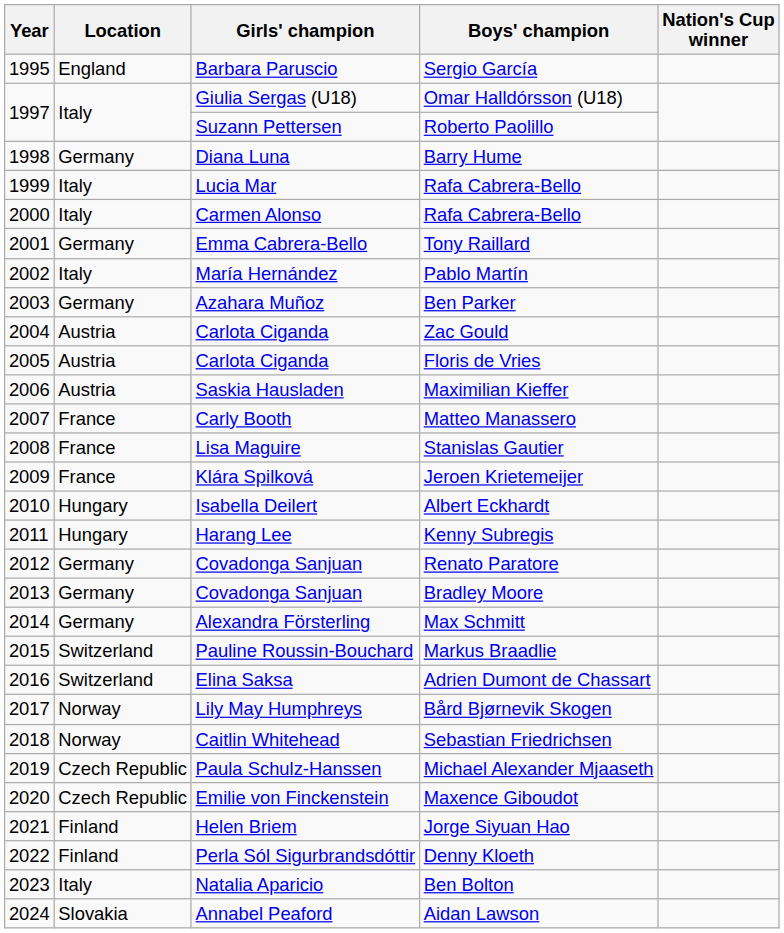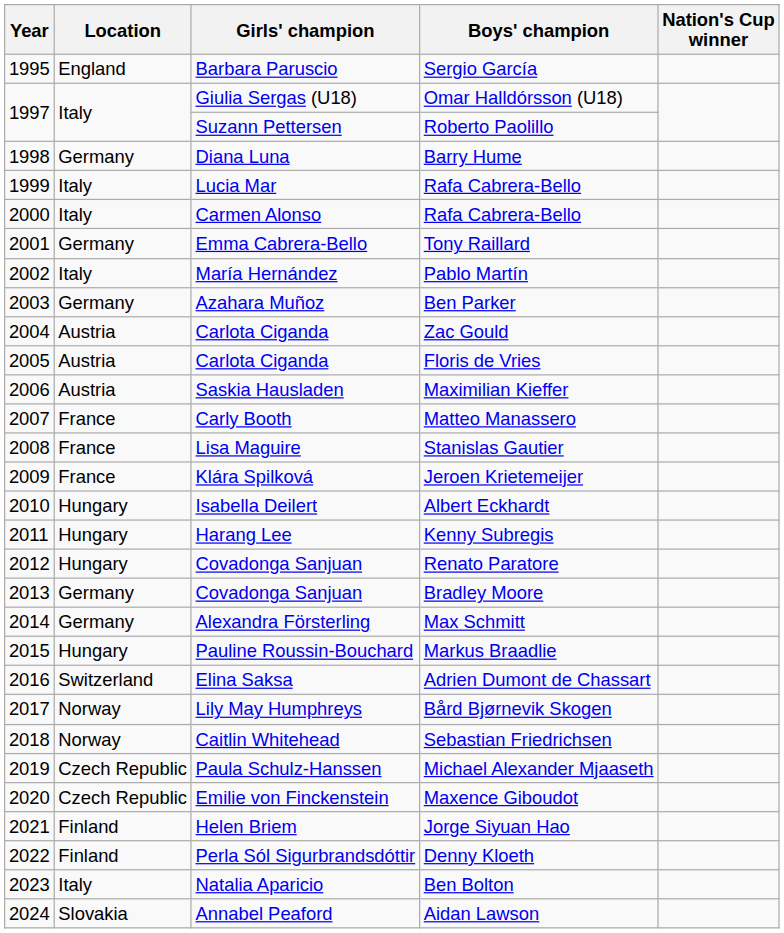(96, 564) Germany -> (93, 564) Hungary
(106, 651) Switzerland -> (93, 651) Hungary
